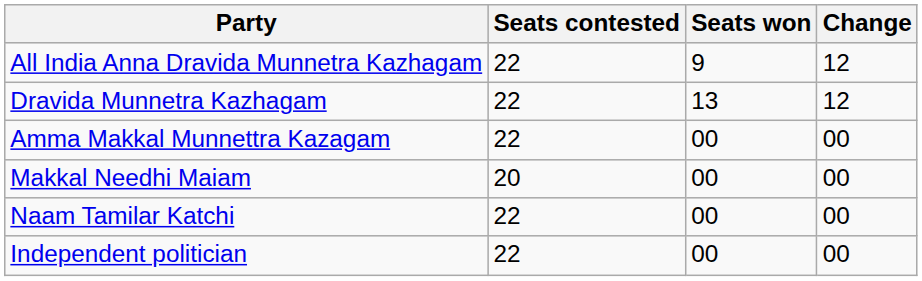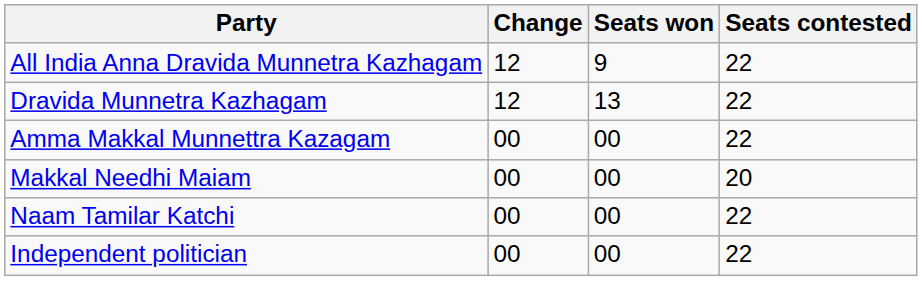columns swapped: (587, 23) <-> (867, 23)
